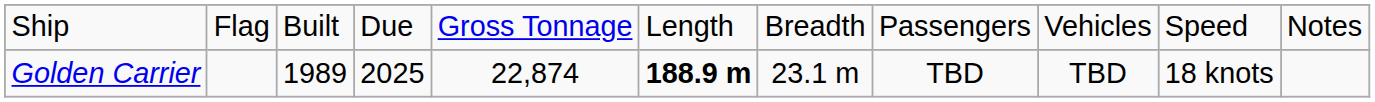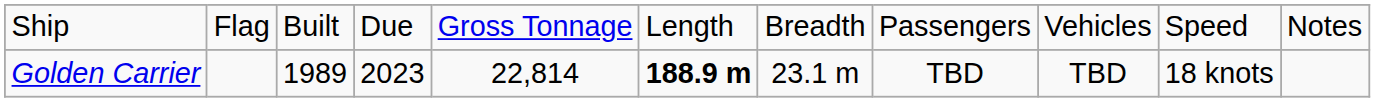(392, 73) 2025 -> (392, 73) 2023
(535, 73) 22,874 -> (535, 73) 22,814
